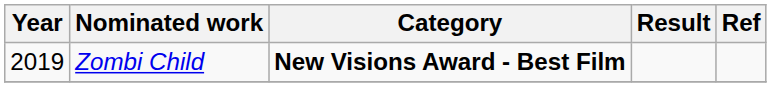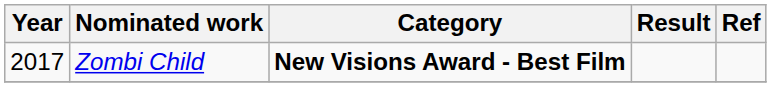(37, 61) 2019 -> (37, 61) 2017
